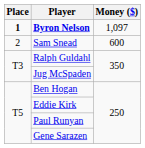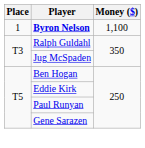(18, 27) bold -> (18, 27) normal
(117, 27) 1,097 -> (117, 27) 1,100
- row: (55, 43)
